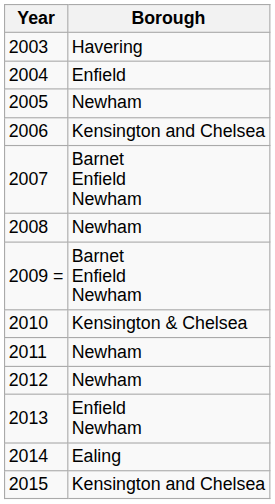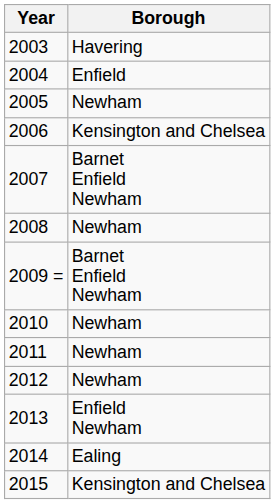(160, 323) Kensington & Chelsea -> (107, 323) Newham
